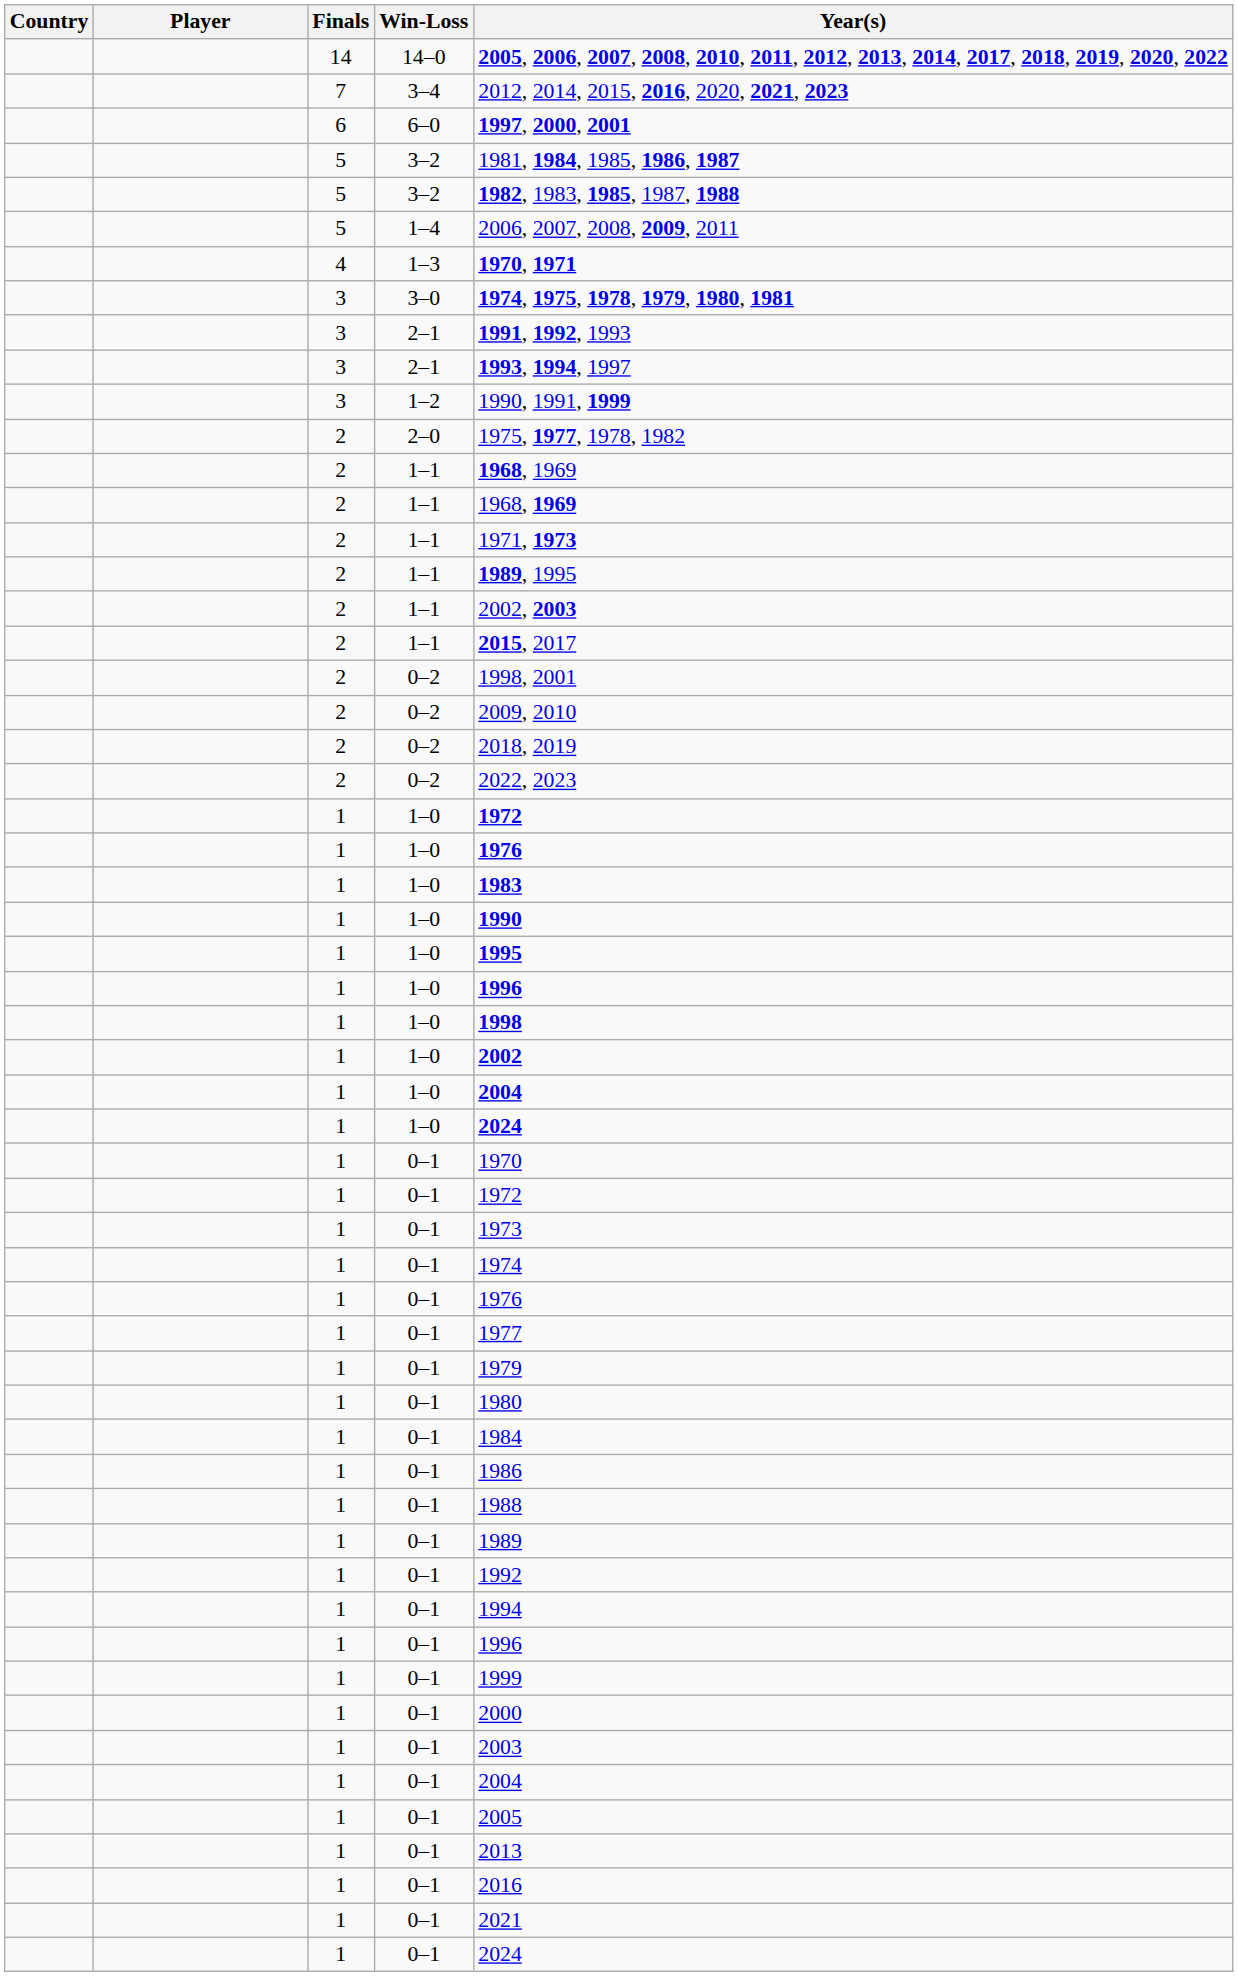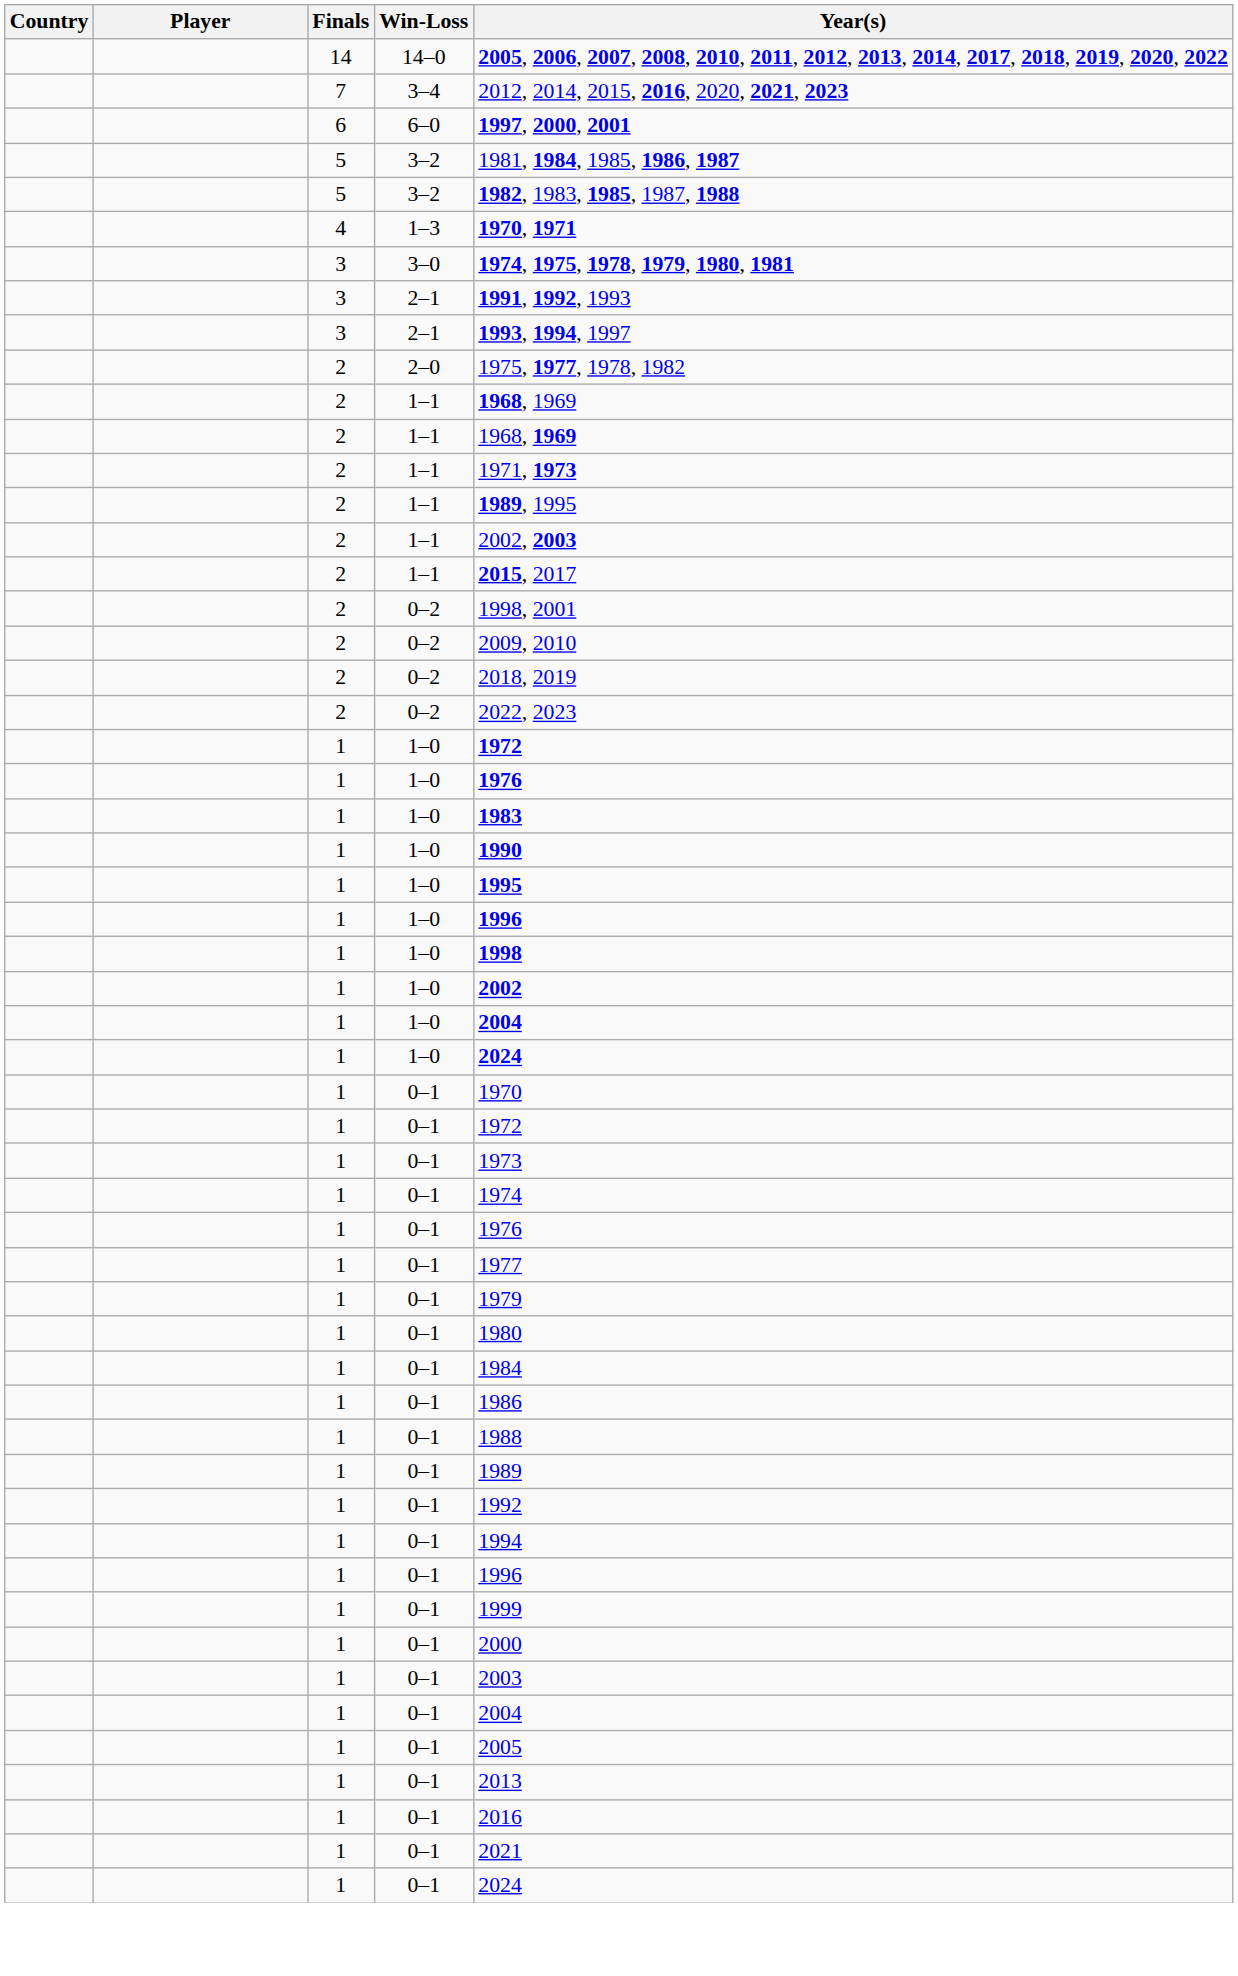- row: (341, 228)
- row: (341, 401)
